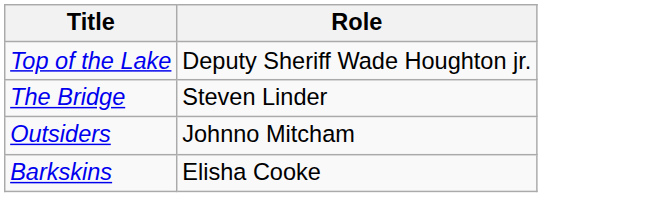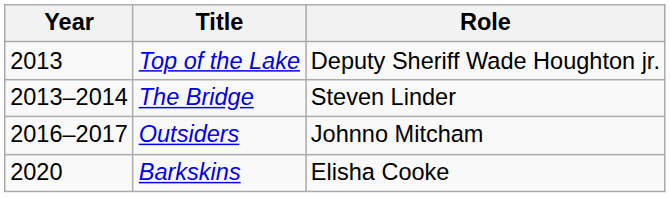+ column: (69, 23)
